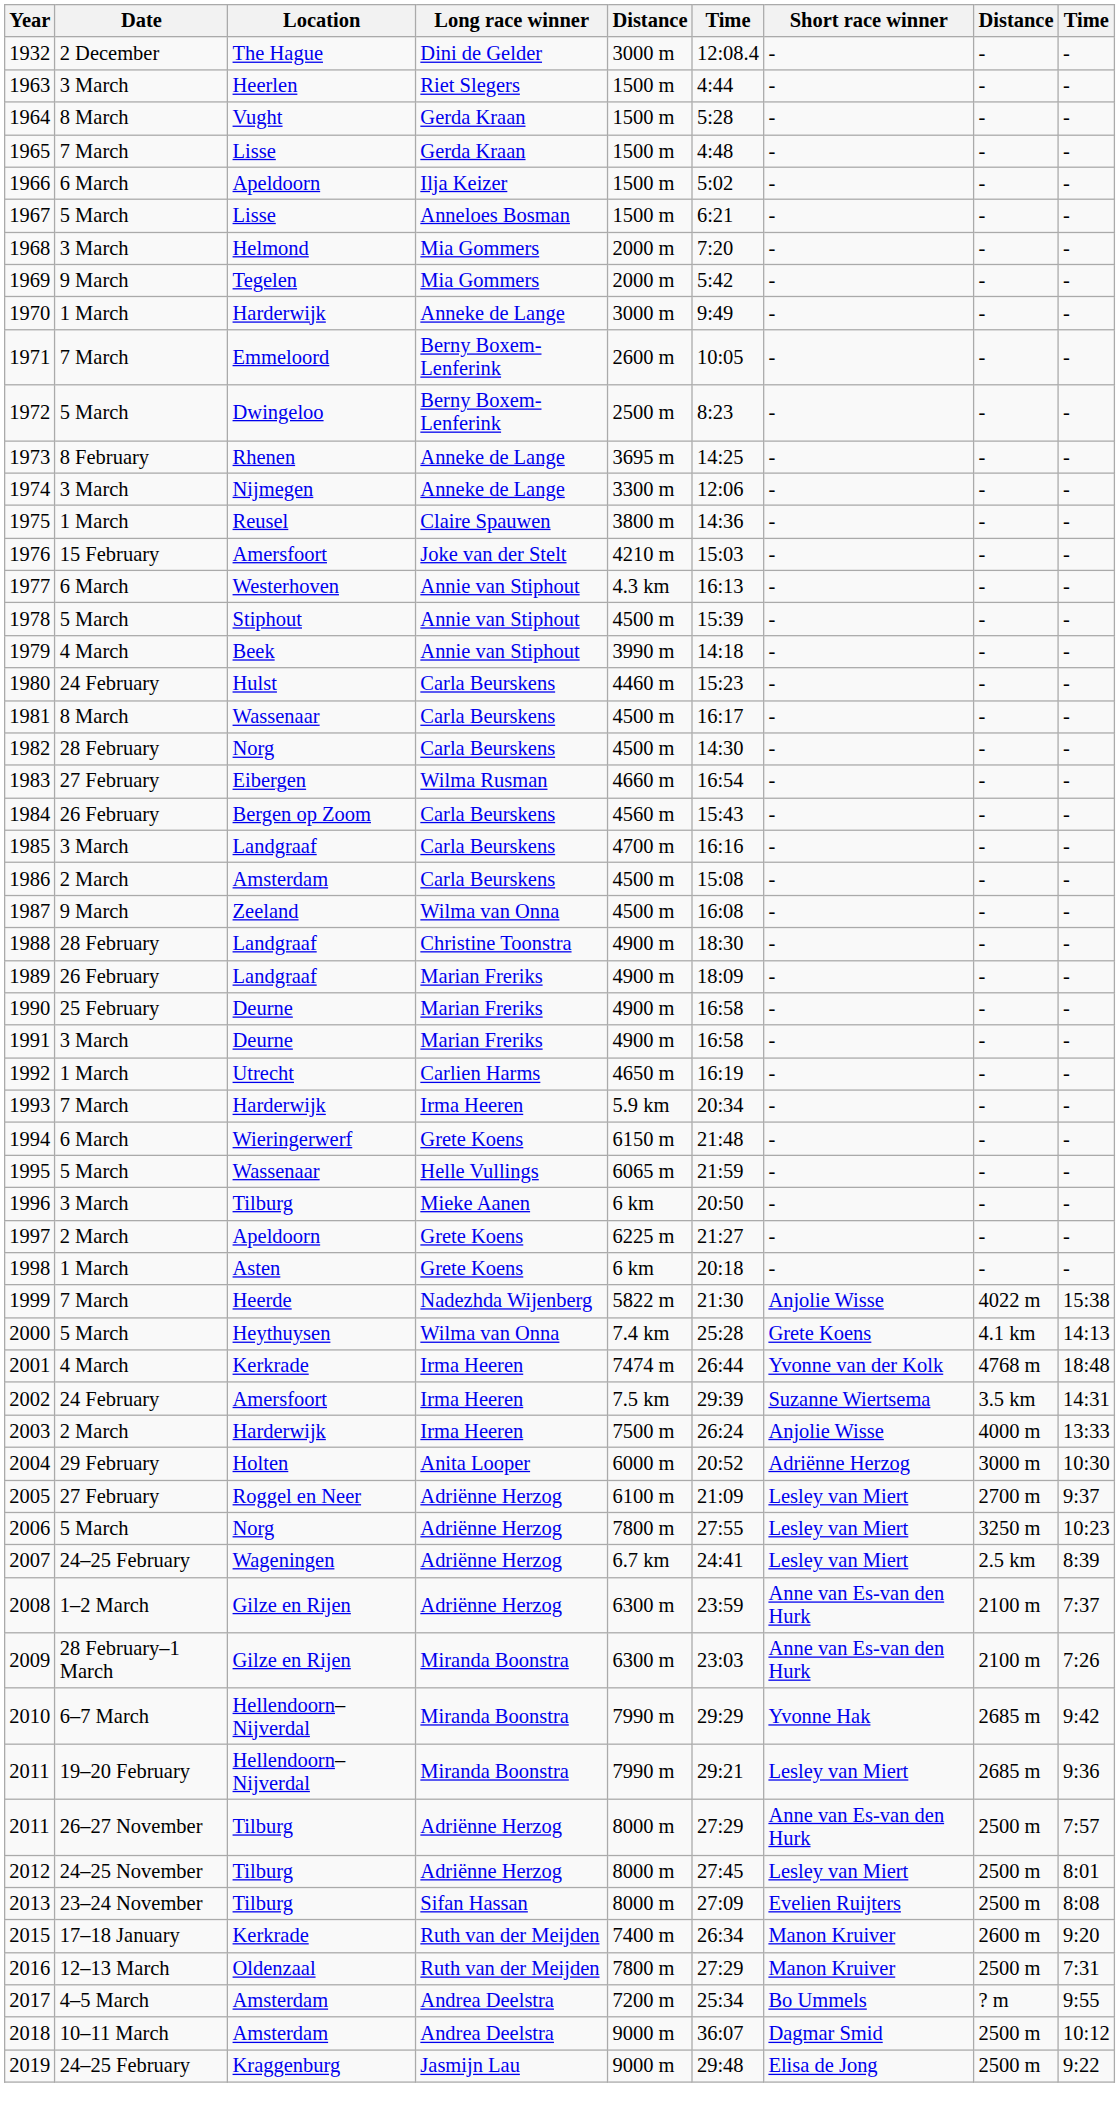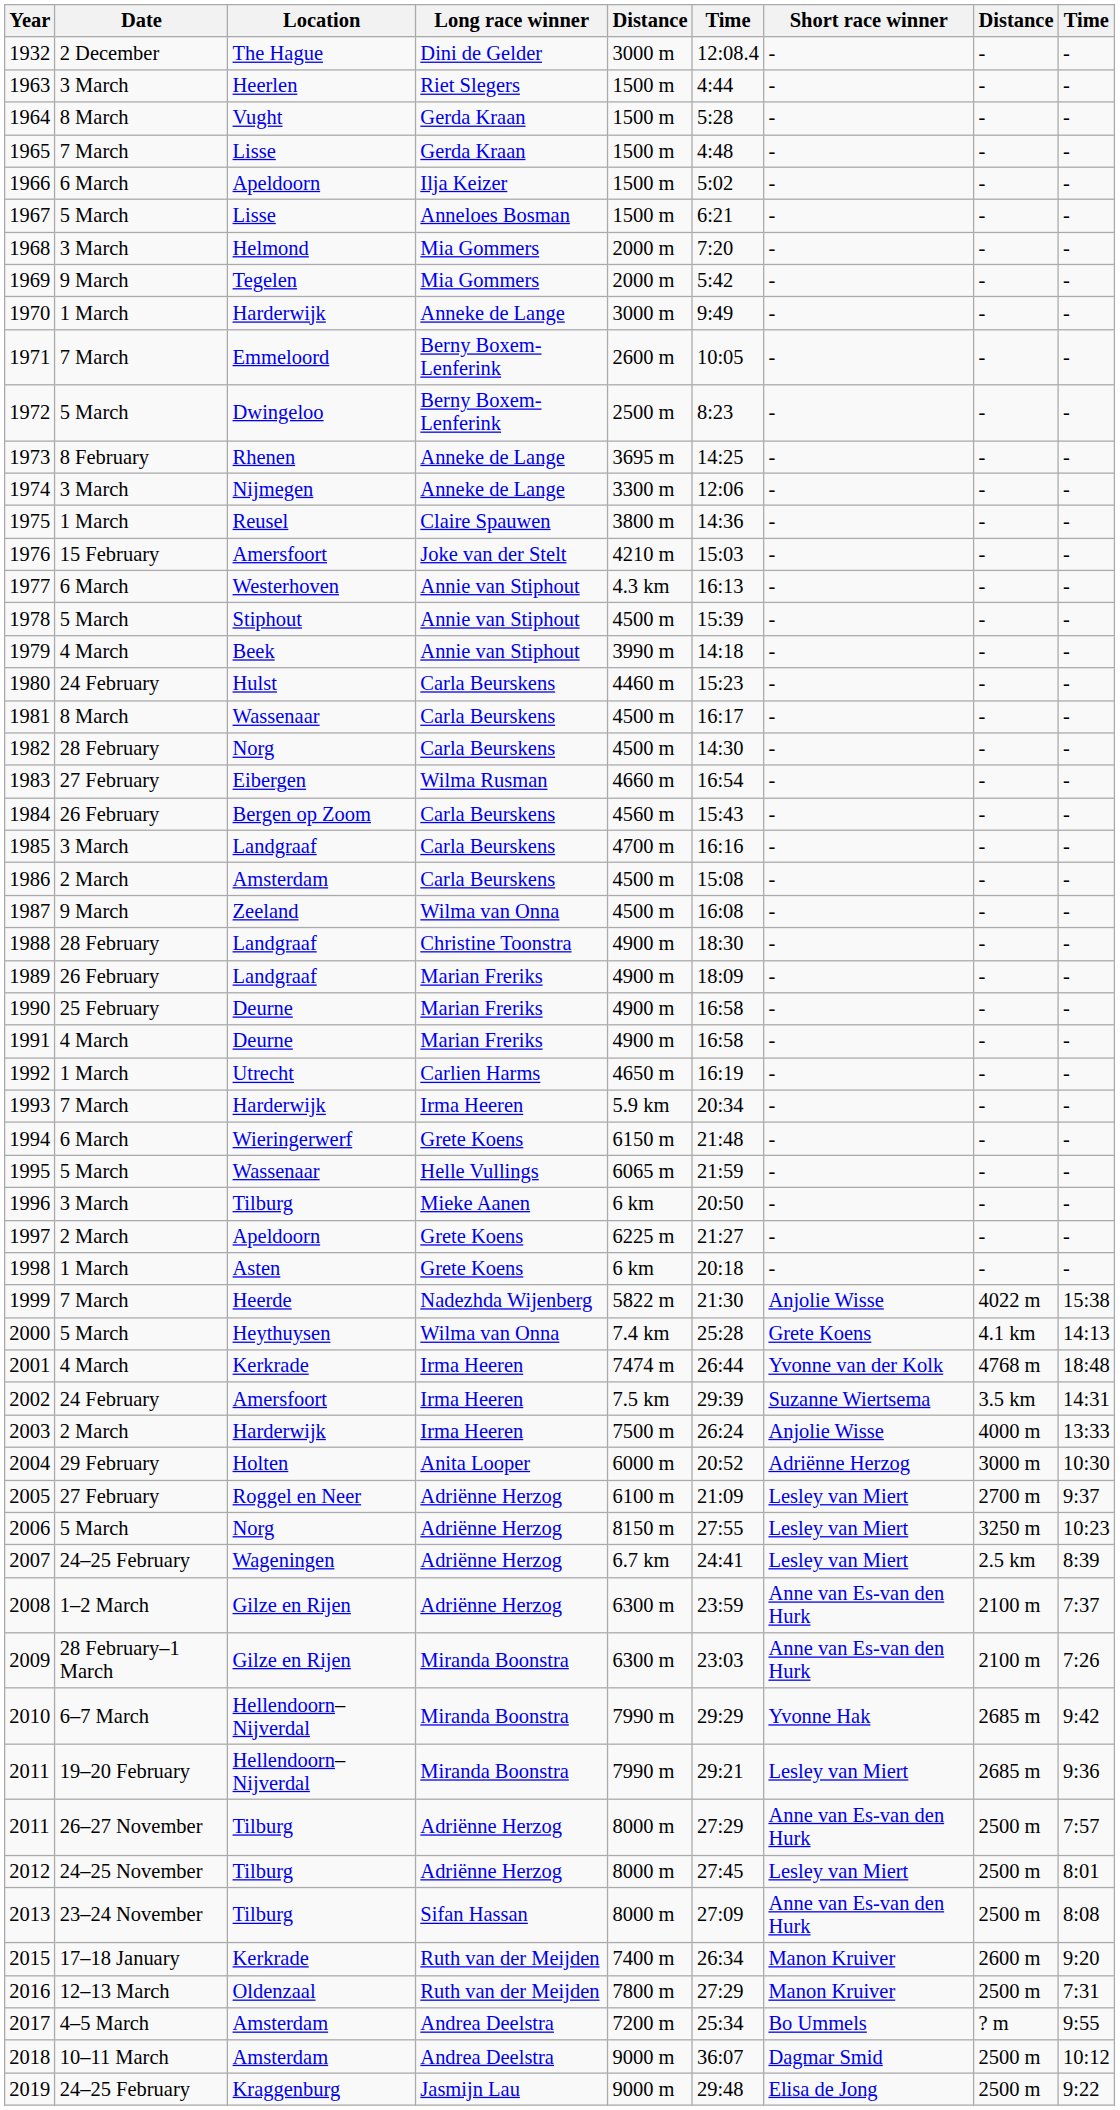(94, 1041) 3 March -> (94, 1041) 4 March
(643, 1528) 7800 m -> (643, 1528) 8150 m
(835, 1903) Evelien Ruijters -> (856, 1914) Anne van Es-van den Hurk
